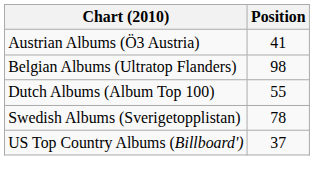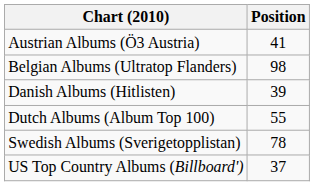+ row: (92, 92)
